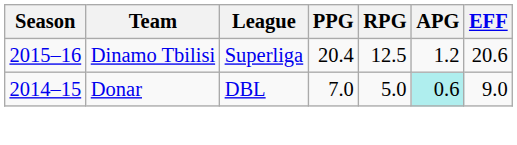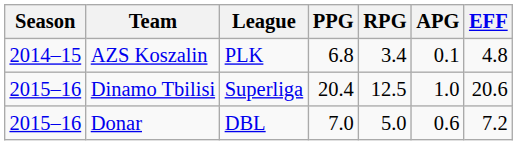+ row: (149, 55)
(447, 55) 1.2 -> (447, 89) 1.0
(45, 89) 2014–15 -> (45, 123) 2015–16
(447, 89) paleturquoise background -> (447, 123) no background
(495, 89) 9.0 -> (495, 123) 7.2
